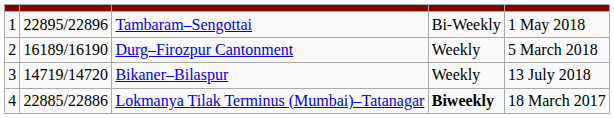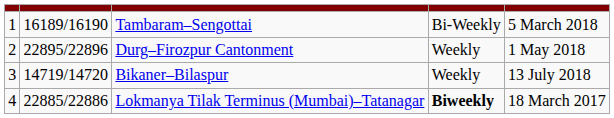(66, 24) 22895/22896 -> (66, 24) 16189/16190
(547, 24) 1 May 2018 -> (553, 24) 5 March 2018
(66, 49) 16189/16190 -> (66, 49) 22895/22896
(553, 49) 5 March 2018 -> (547, 49) 1 May 2018
